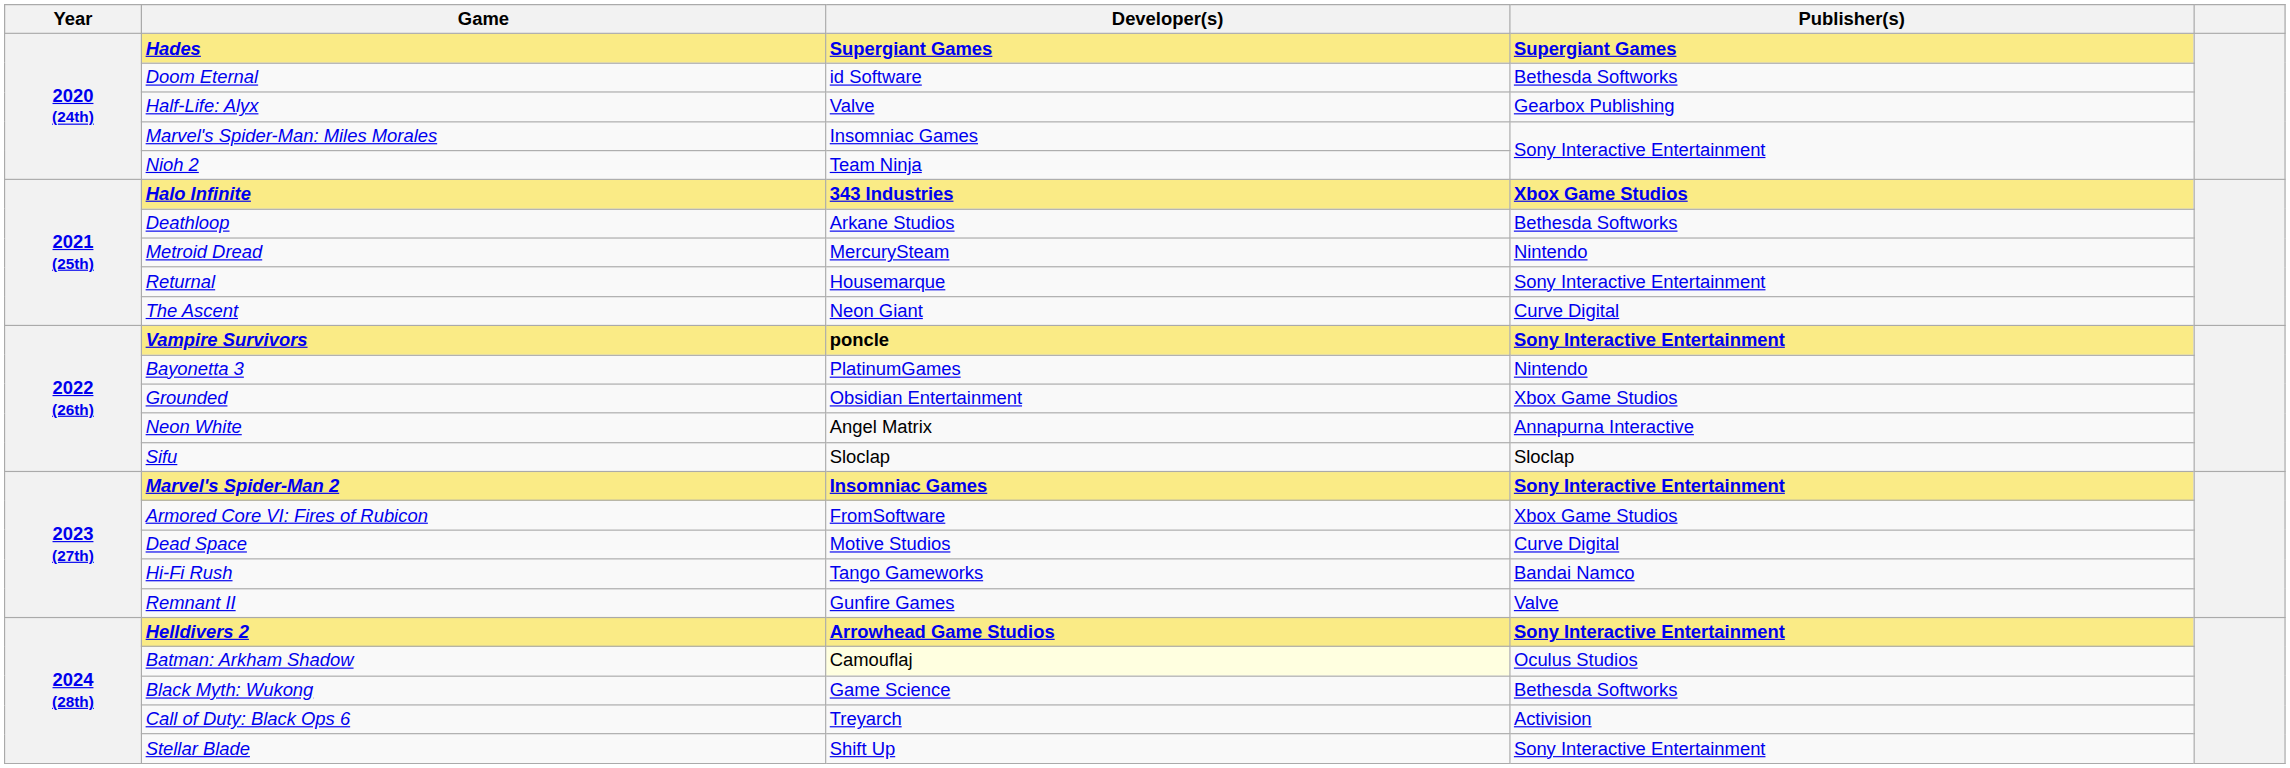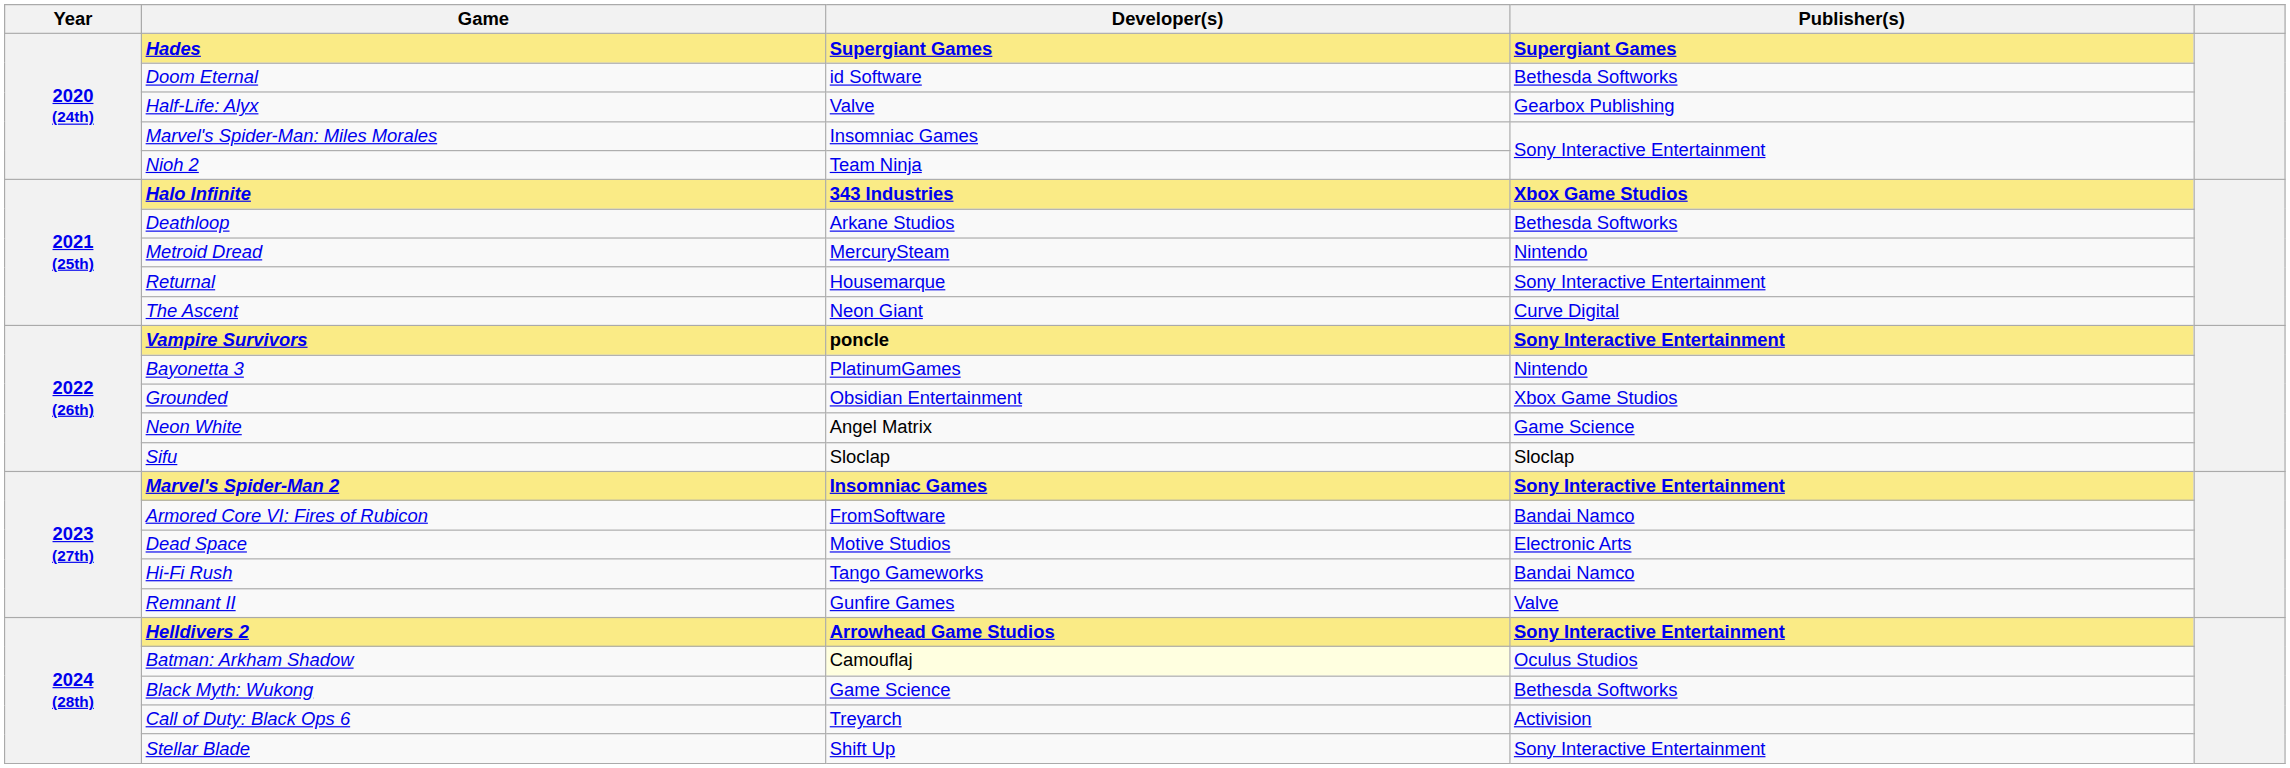(1604, 427) Annapurna Interactive -> (1574, 427) Game Science
(1596, 515) Xbox Game Studios -> (1574, 515) Bandai Namco
(1567, 544) Curve Digital -> (1573, 544) Electronic Arts
